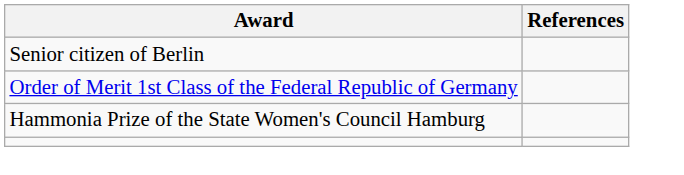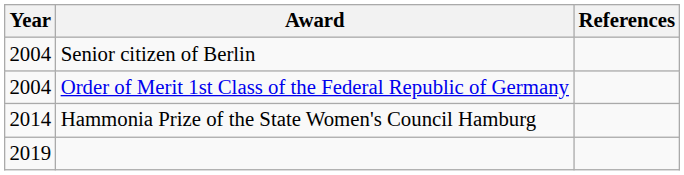+ column: (30, 20)
